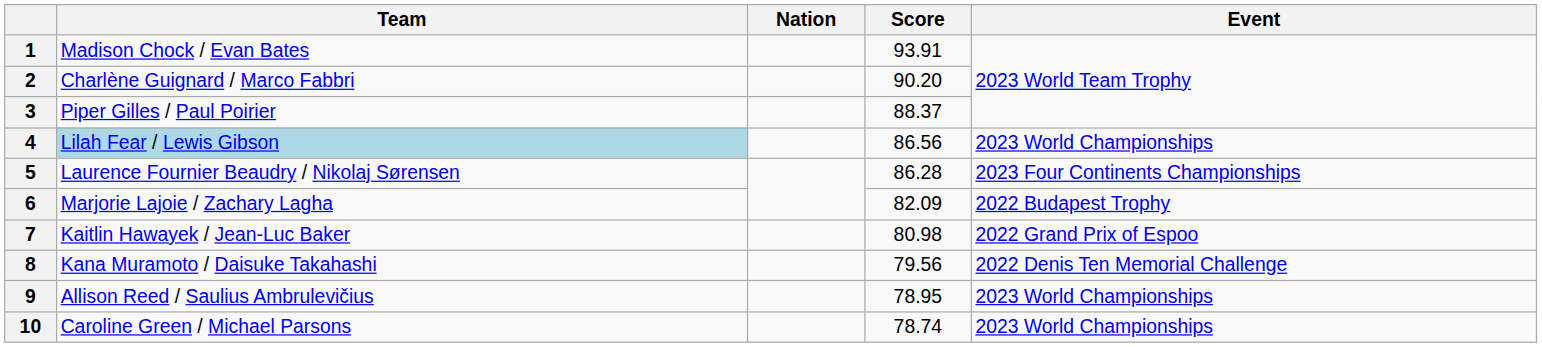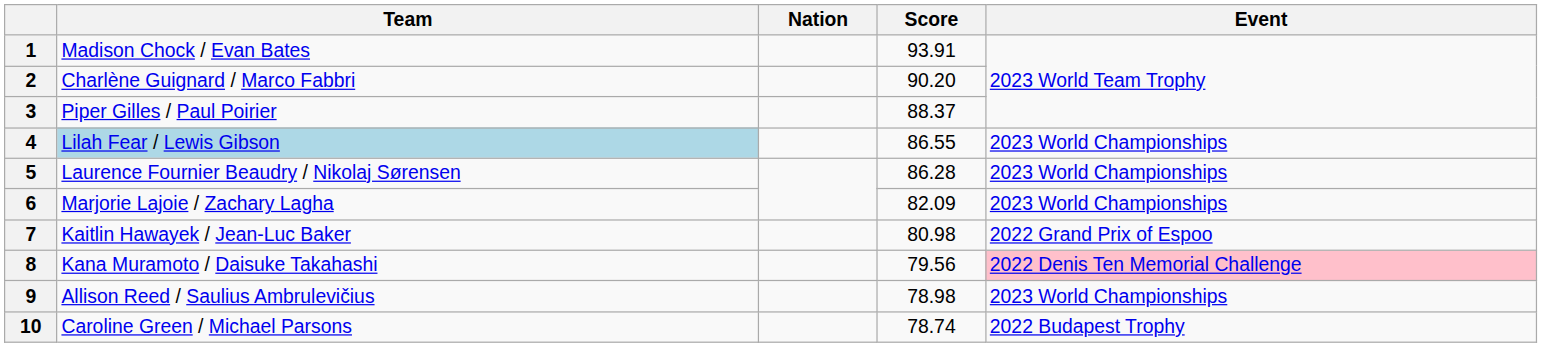(918, 142) 86.56 -> (931, 142) 86.55
(1138, 173) 2023 Four Continents Championships -> (1109, 173) 2023 World Championships
(1073, 204) 2022 Budapest Trophy -> (1109, 204) 2023 World Championships
(1131, 265) no background -> (1146, 265) pink background
(918, 296) 78.95 -> (931, 296) 78.98
(1094, 326) 2023 World Championships -> (1087, 326) 2022 Budapest Trophy
